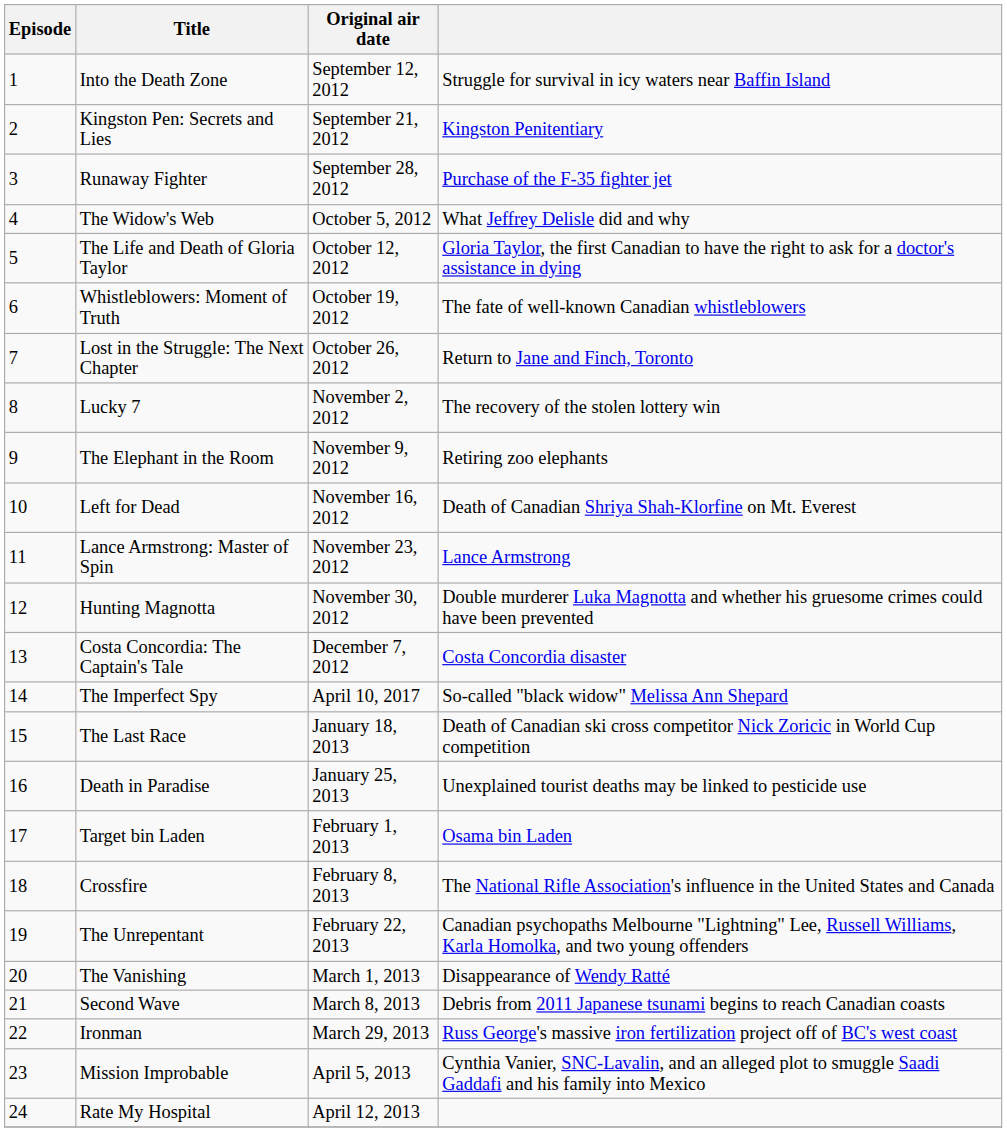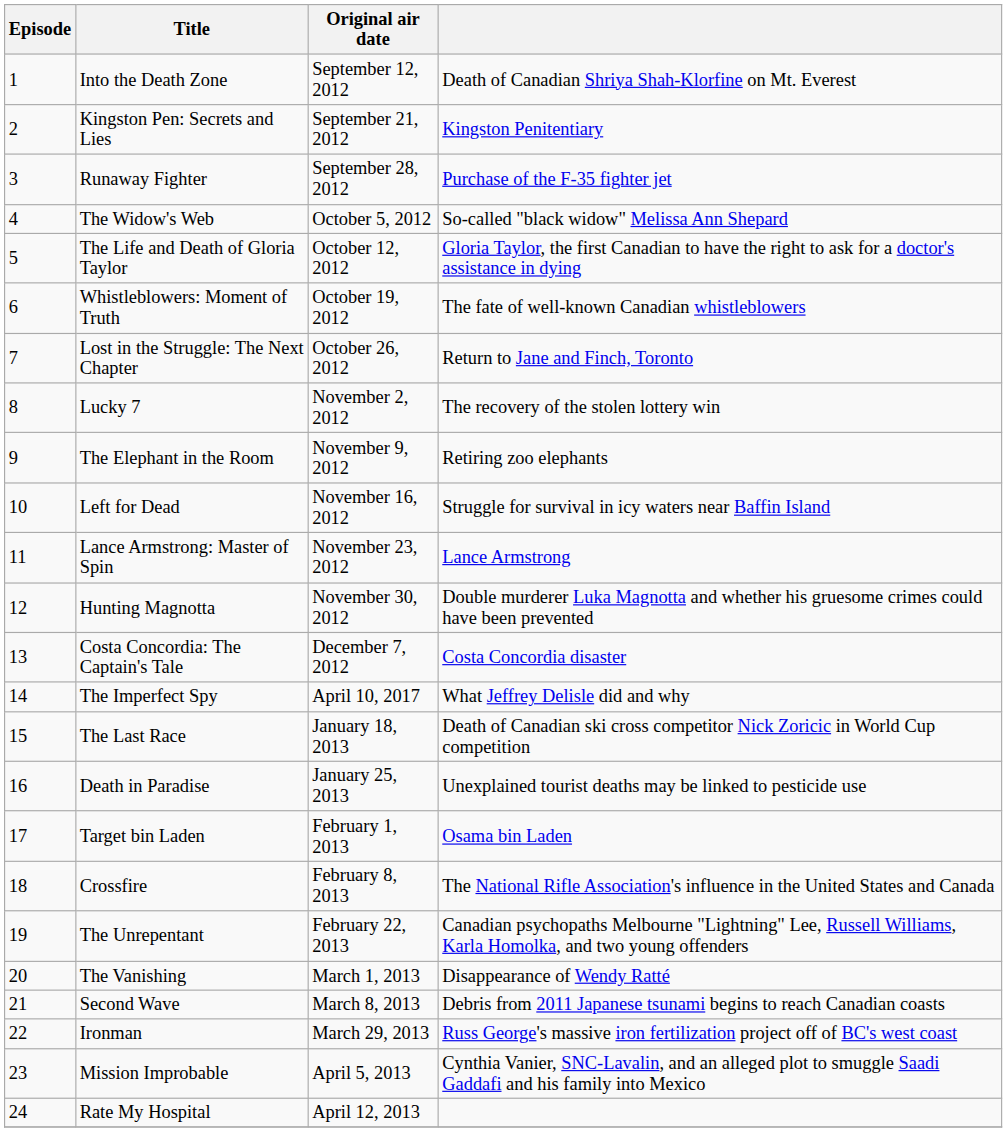(636, 79) Struggle for survival in icy waters near Baffin Island -> (649, 79) Death of Canadian Shriya Shah-Klorfine on Mt. Everest
(566, 218) What Jeffrey Delisle did and why -> (615, 218) So-called "black widow" Melissa Ann Shepard
(649, 507) Death of Canadian Shriya Shah-Klorfine on Mt. Everest -> (636, 507) Struggle for survival in icy waters near Baffin Island
(615, 696) So-called "black widow" Melissa Ann Shepard -> (566, 696) What Jeffrey Delisle did and why
